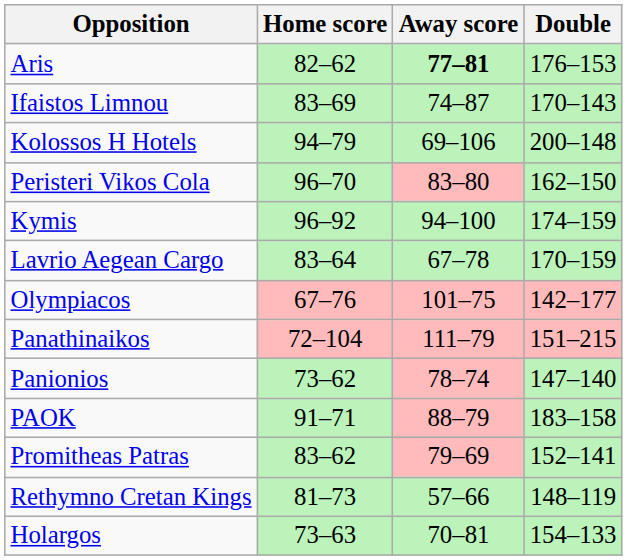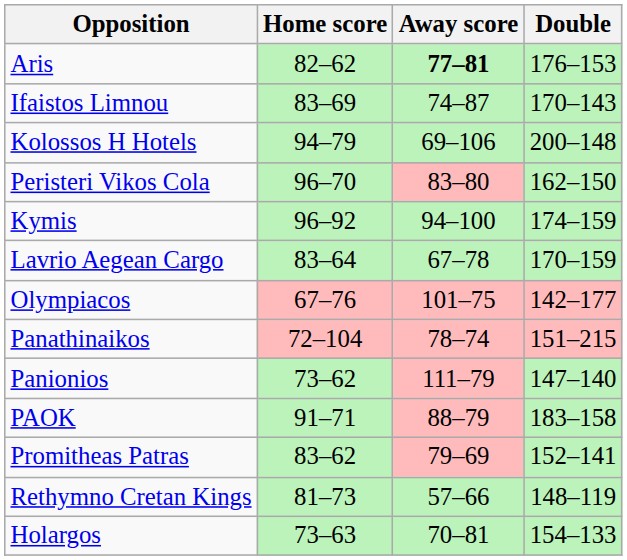(458, 338) 111–79 -> (458, 338) 78–74
(458, 378) 78–74 -> (458, 378) 111–79
